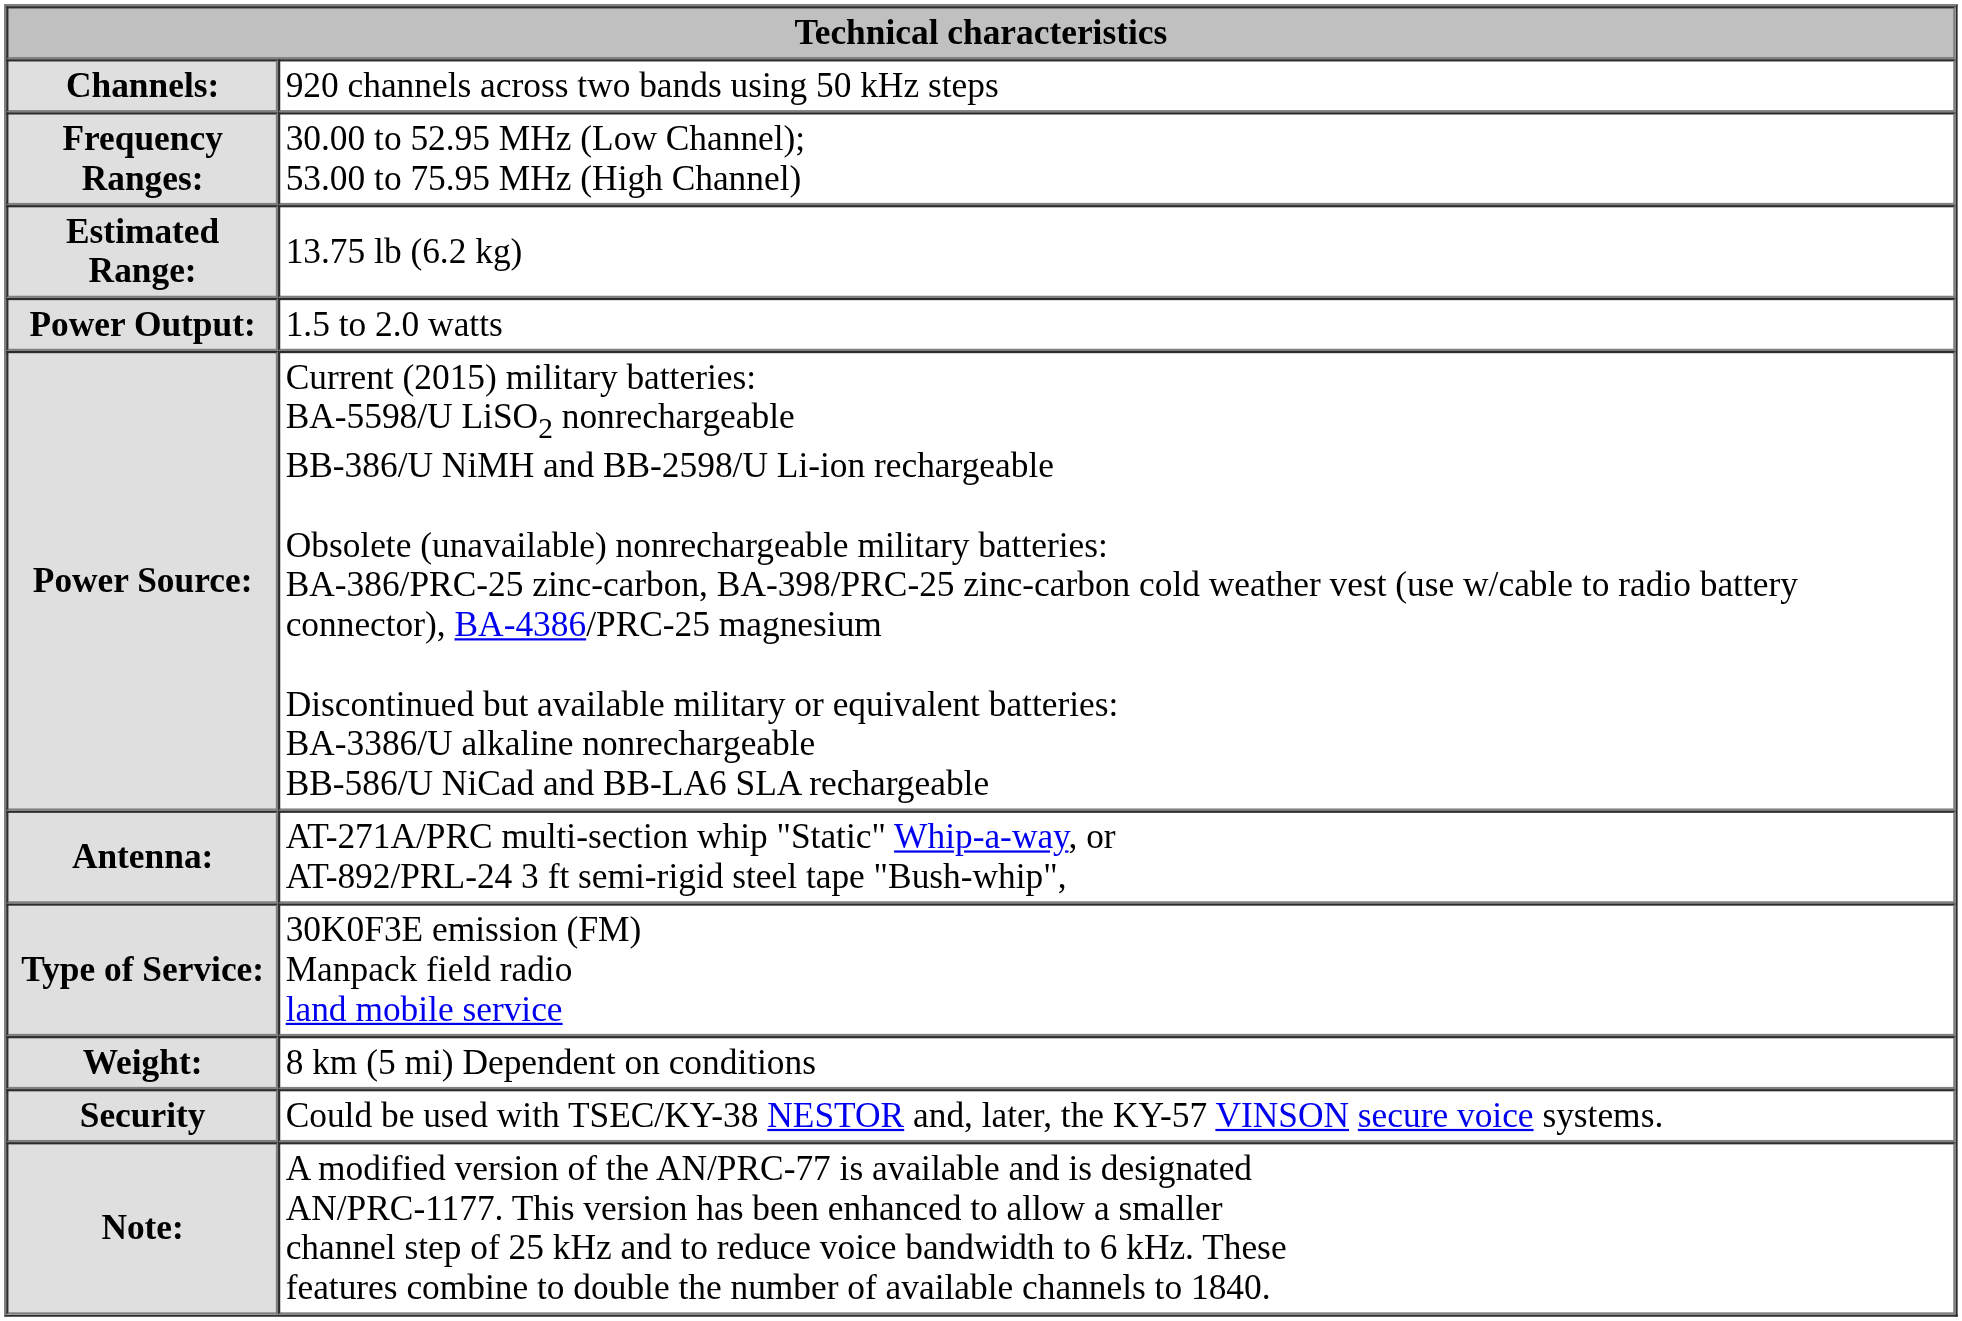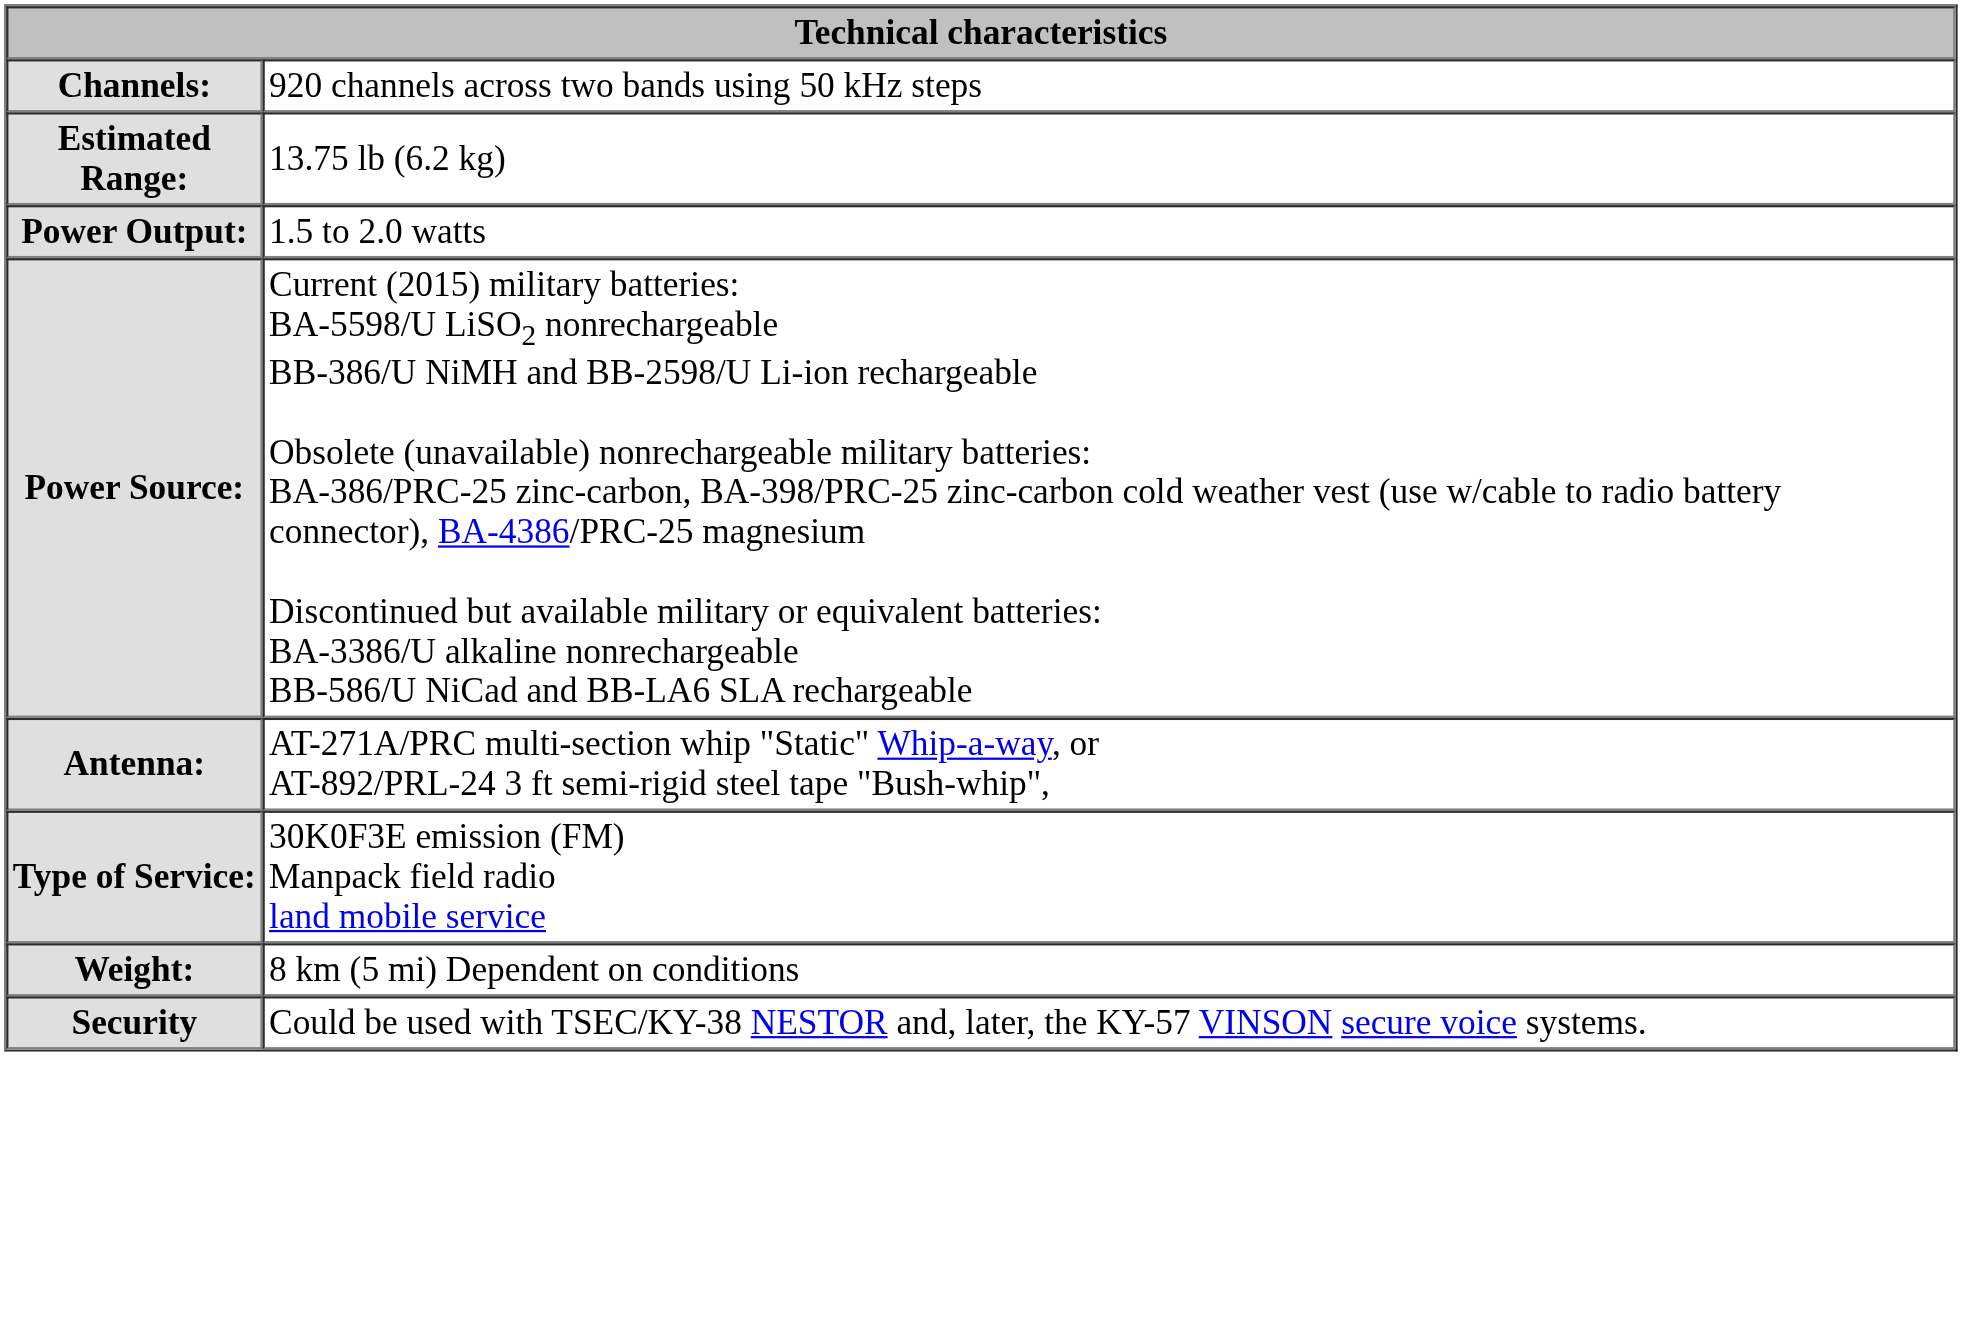- row: (143, 158)
- row: (143, 1228)
